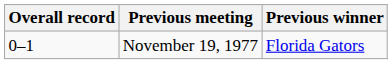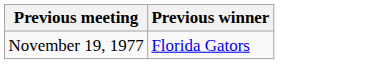- column: (62, 17)
